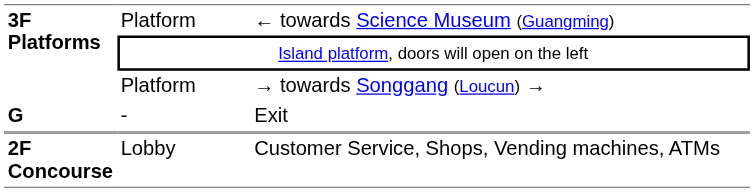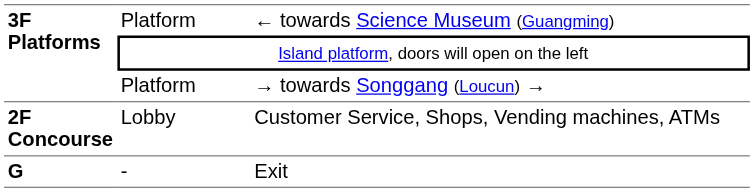rows swapped: (148, 148) <-> (124, 116)
